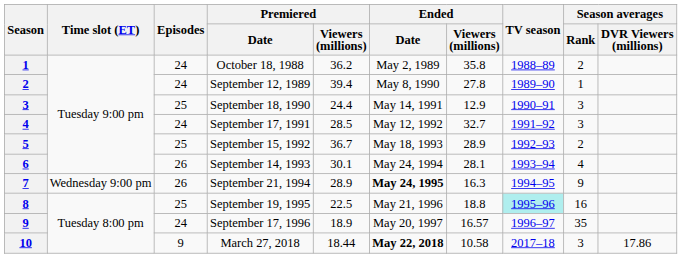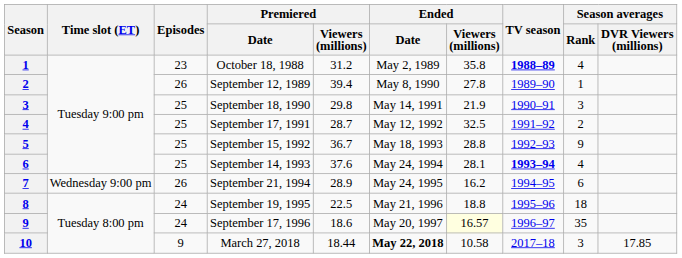(181, 64) 24 -> (181, 64) 23
(341, 64) 36.2 -> (341, 64) 31.2
(533, 64) normal -> (533, 64) bold
(581, 64) 2 -> (581, 64) 4
(181, 84) 24 -> (181, 84) 26
(341, 104) 24.4 -> (341, 104) 29.8
(474, 104) 12.9 -> (474, 104) 21.9
(181, 124) 24 -> (181, 124) 25
(341, 124) 28.5 -> (341, 124) 28.7
(474, 124) 32.7 -> (474, 124) 32.5
(581, 124) 3 -> (581, 124) 2
(474, 144) 28.9 -> (474, 144) 28.8
(581, 144) 2 -> (581, 144) 9
(181, 163) 26 -> (181, 163) 25
(341, 163) 30.1 -> (341, 163) 37.6
(533, 163) normal -> (533, 163) bold
(408, 183) bold -> (408, 183) normal
(474, 183) 16.3 -> (474, 183) 16.2
(581, 183) 9 -> (581, 183) 6
(181, 203) 25 -> (181, 203) 24
(533, 203) paleturquoise background -> (533, 203) no background
(581, 203) 16 -> (581, 203) 18
(341, 223) 18.9 -> (341, 223) 18.6
(474, 223) no background -> (474, 223) lightyellow background
(637, 243) 17.86 -> (637, 243) 17.85
